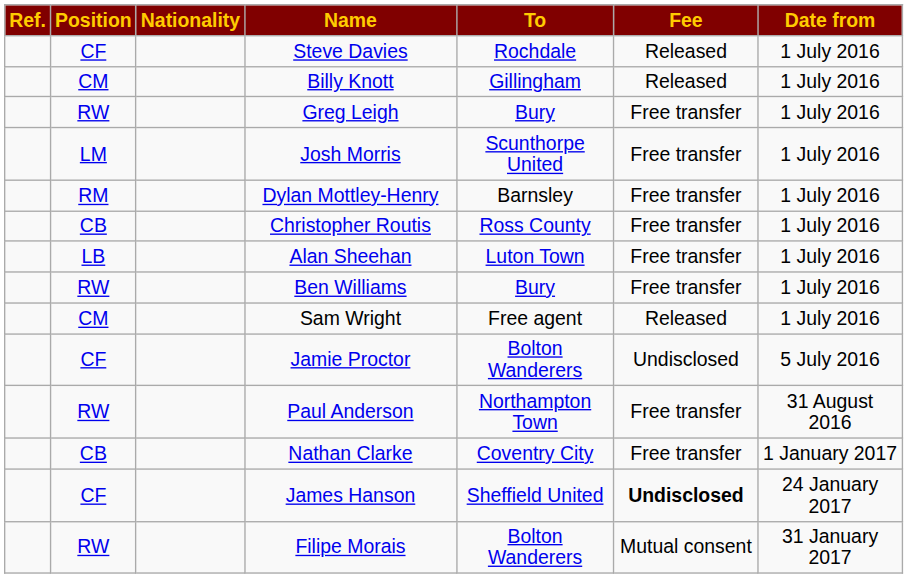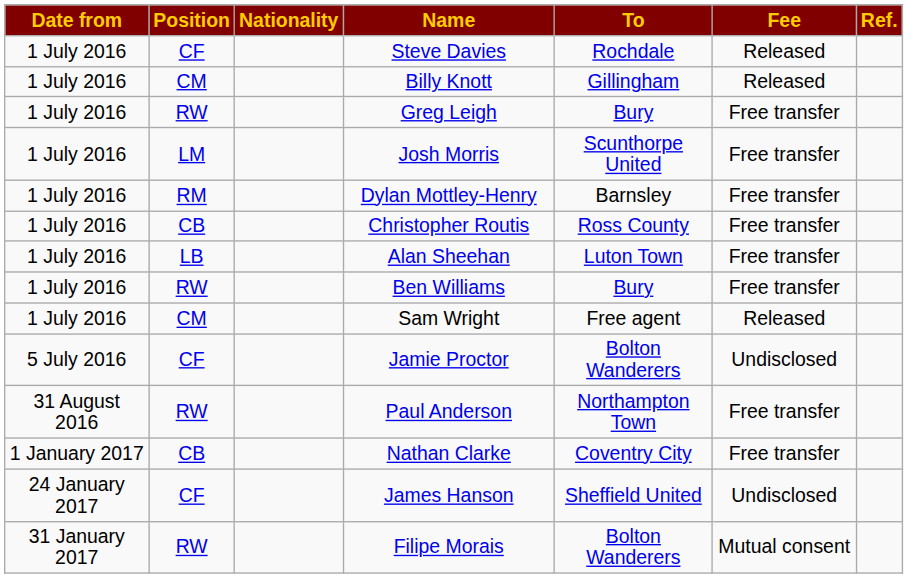columns swapped: (830, 20) <-> (28, 20)
(686, 495) bold -> (784, 495) normal
